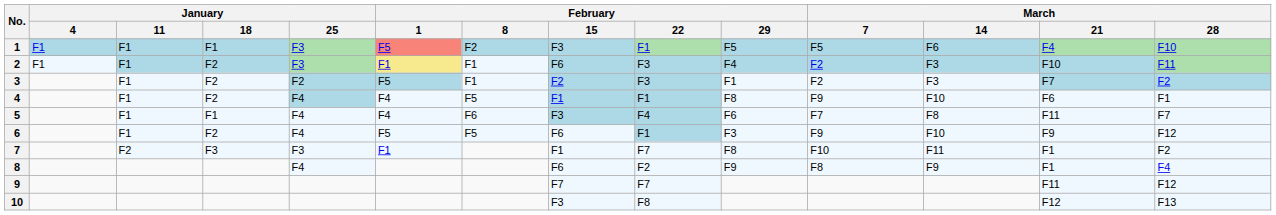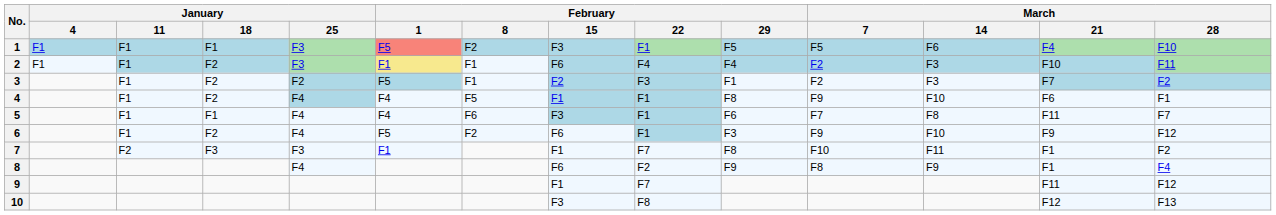(644, 64) F3 -> (644, 64) F4
(644, 115) F4 -> (644, 115) F1
(471, 133) F5 -> (471, 133) F2
(557, 184) F7 -> (557, 184) F1
